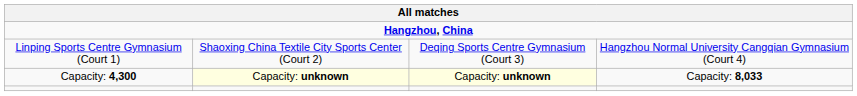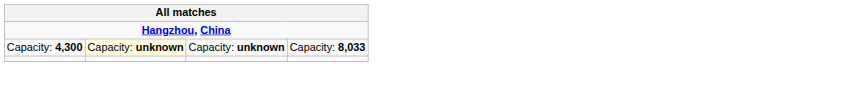- row: (99, 53)
(503, 77) lightyellow background -> (237, 47) no background
